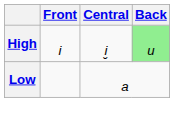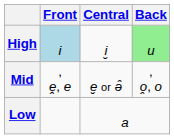(60, 51) no background -> (60, 51) lightblue background
+ row: (22, 79)
